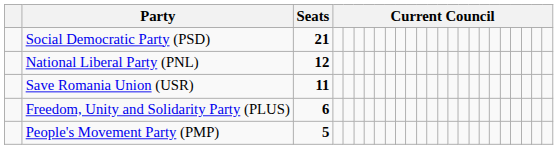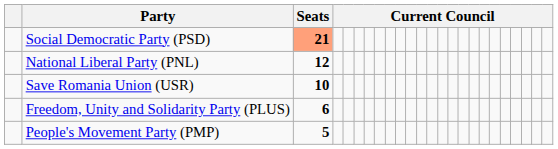(322, 39) no background -> (322, 39) lightsalmon background
(322, 86) 11 -> (322, 86) 10
